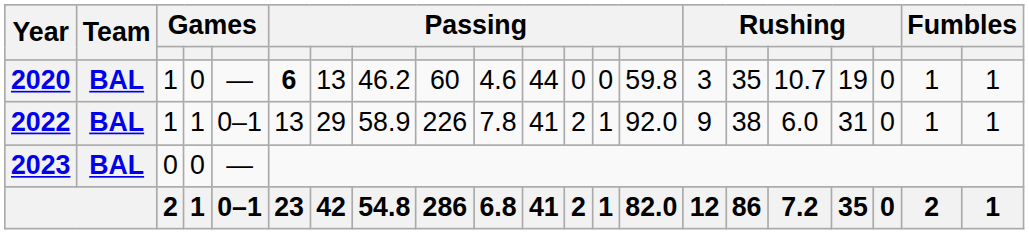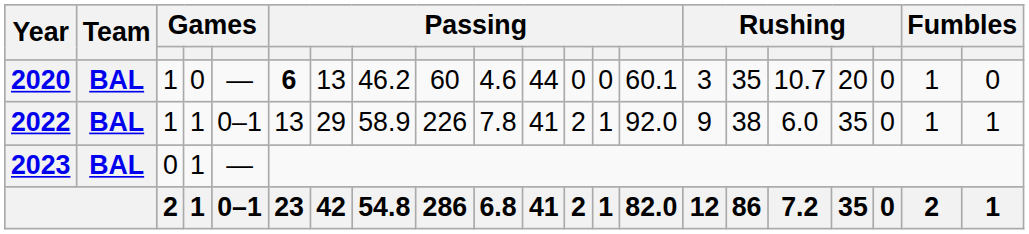(651, 80) 59.8 -> (651, 80) 60.1
(853, 80) 19 -> (853, 80) 20
(993, 80) 1 -> (993, 80) 0
(853, 122) 31 -> (853, 122) 35
(198, 165) 0 -> (198, 165) 1
